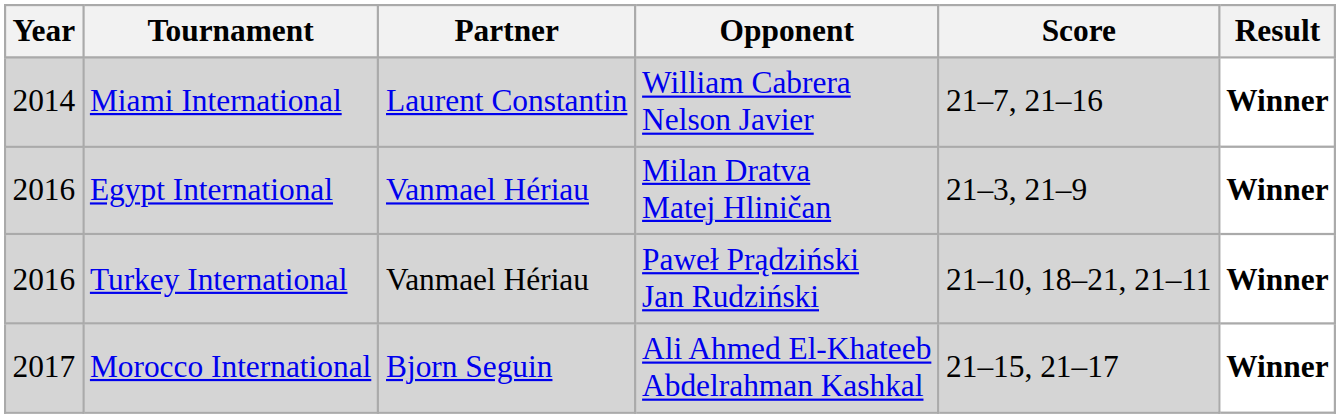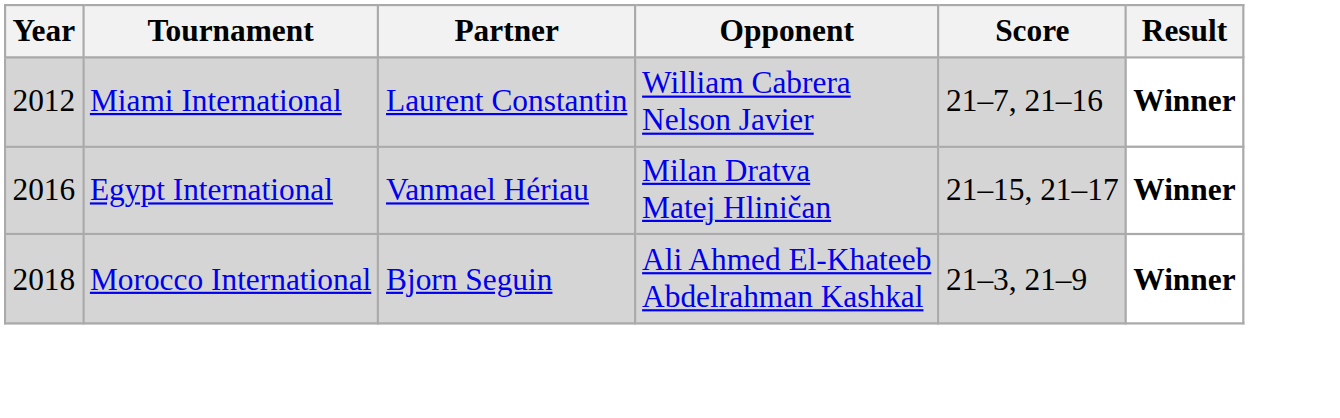(44, 101) 2014 -> (44, 101) 2012
(1017, 189) 21–3, 21–9 -> (1032, 189) 21–15, 21–17
- row: (219, 278)
(44, 367) 2017 -> (44, 278) 2018
(1032, 367) 21–15, 21–17 -> (1017, 278) 21–3, 21–9
